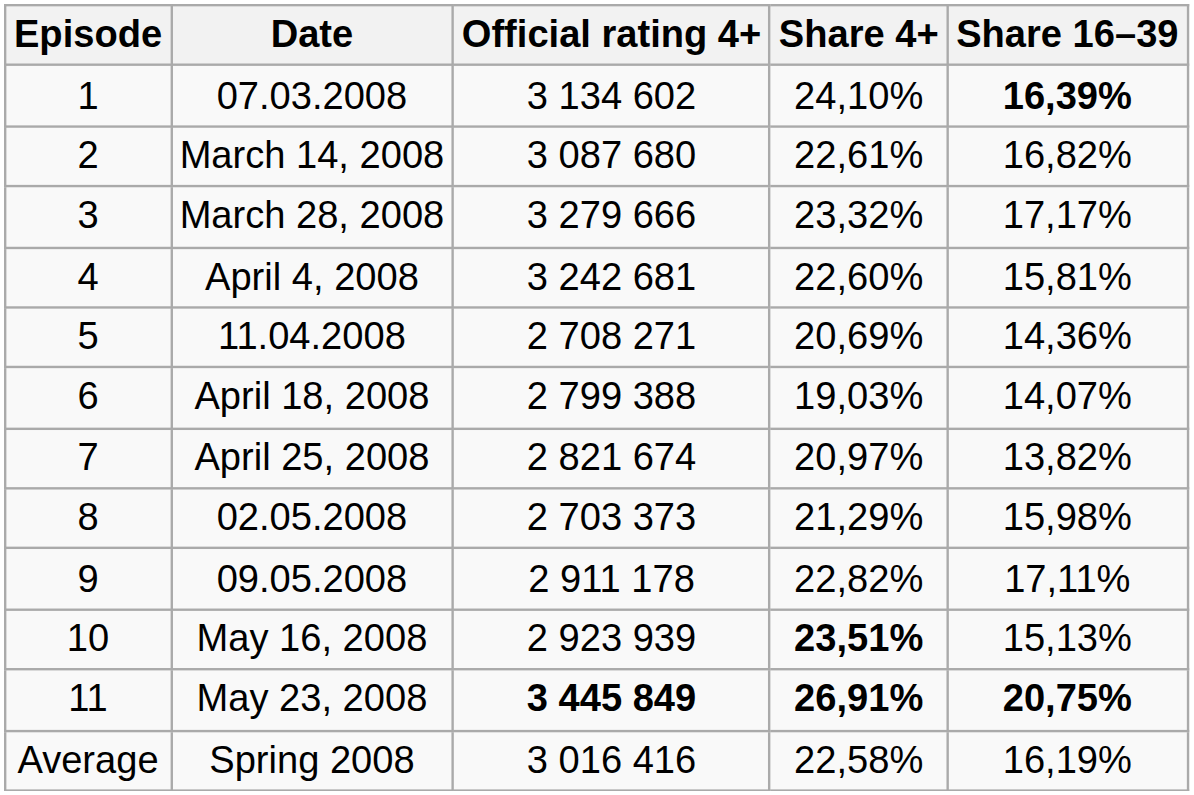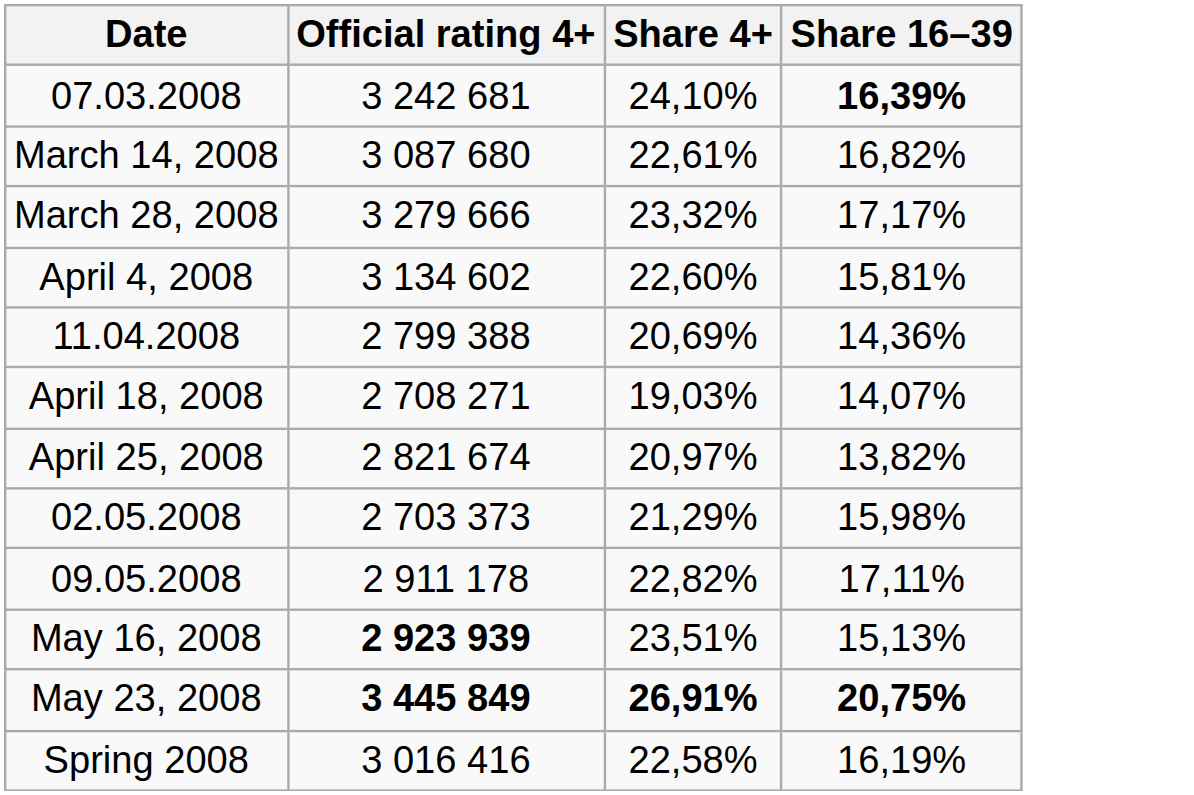- column: (88, 34)
(612, 95) 3 134 602 -> (446, 95) 3 242 681
(612, 276) 3 242 681 -> (446, 276) 3 134 602
(612, 336) 2 708 271 -> (446, 336) 2 799 388
(612, 397) 2 799 388 -> (446, 397) 2 708 271
(612, 638) normal -> (446, 638) bold
(859, 638) bold -> (693, 638) normal
